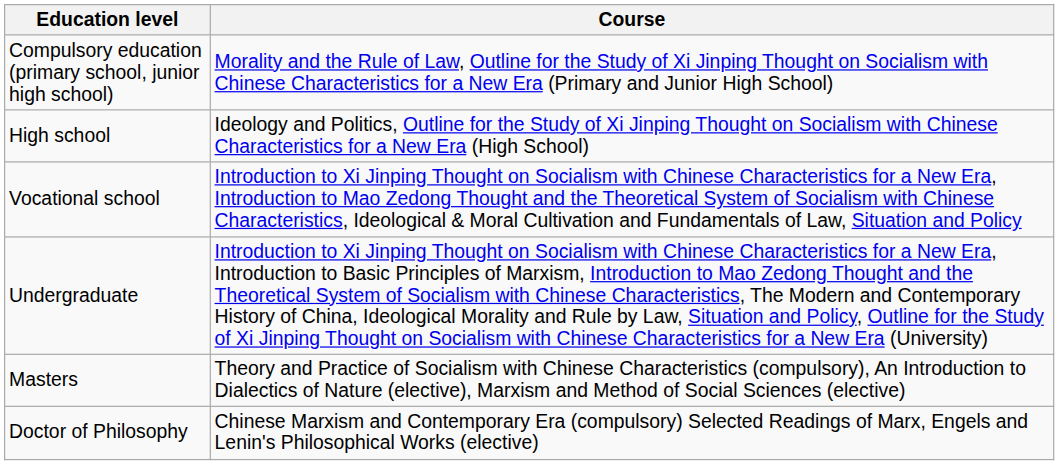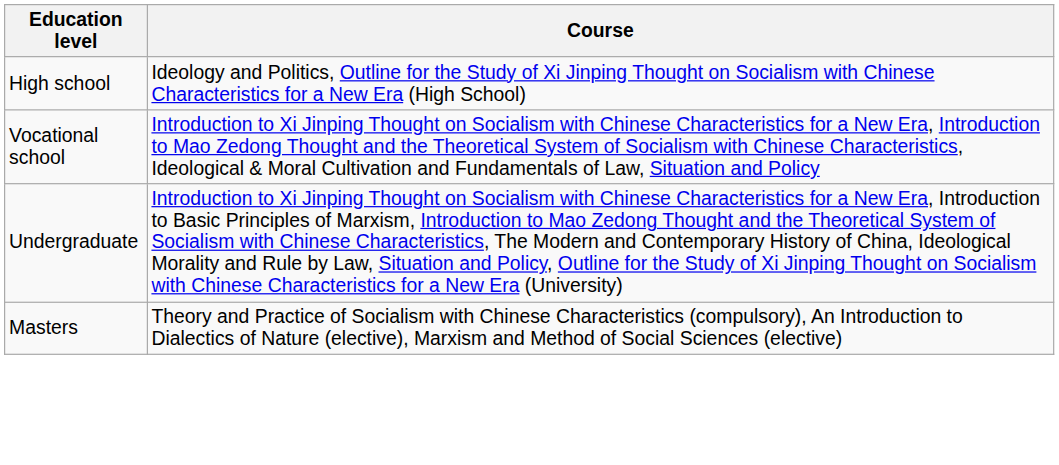- row: (105, 72)
- row: (98, 432)
